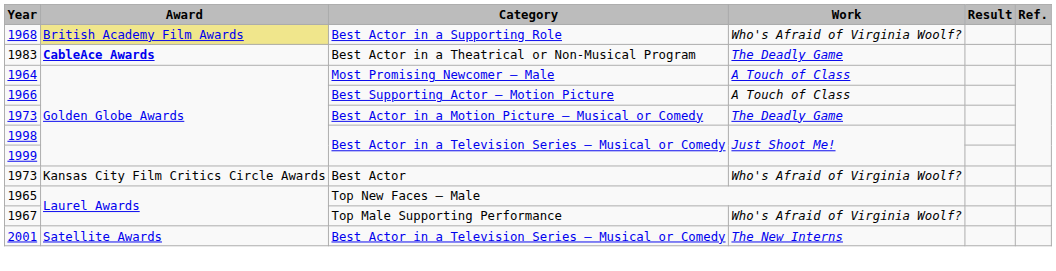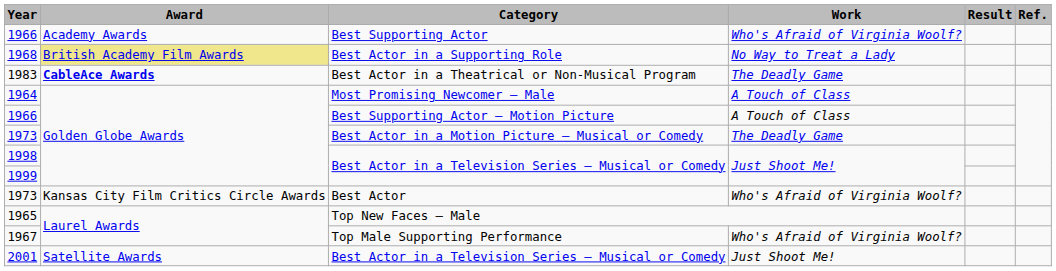+ row: (22, 35)
(847, 35) Who's Afraid of Virginia Woolf? -> (813, 55) No Way to Treat a Lady
(787, 236) The New Interns -> (783, 256) Just Shoot Me!
